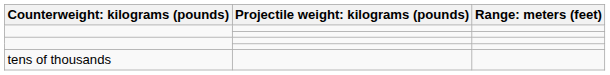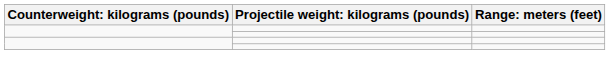- row: (59, 59)
